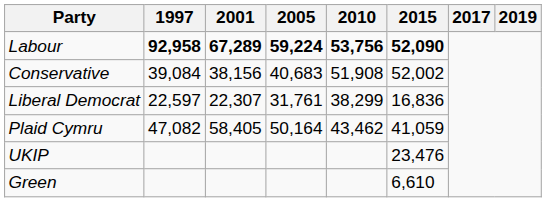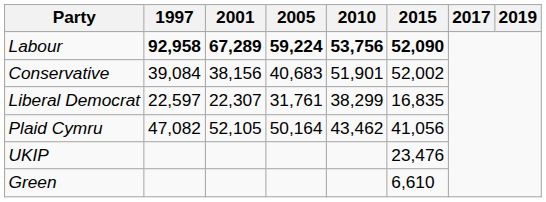(357, 73) 51,908 -> (357, 73) 51,901
(418, 100) 16,836 -> (418, 100) 16,835
(235, 127) 58,405 -> (235, 127) 52,105
(418, 127) 41,059 -> (418, 127) 41,056
